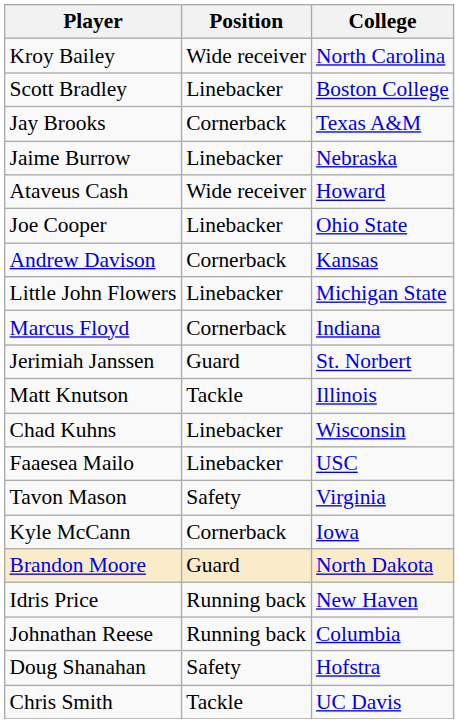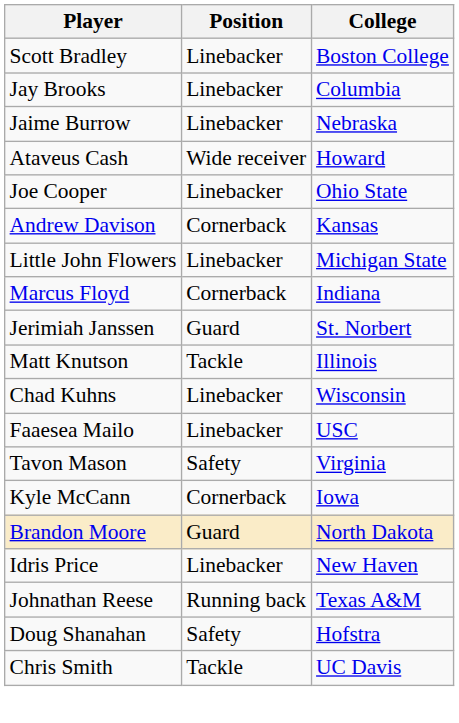- row: (62, 55)
(236, 123) Cornerback -> (234, 89) Linebacker
(369, 123) Texas A&M -> (358, 89) Columbia
(246, 599) Running back -> (234, 565) Linebacker
(358, 633) Columbia -> (369, 599) Texas A&M
